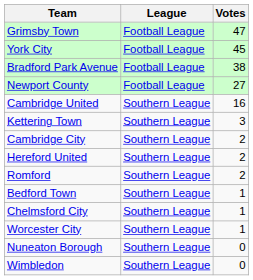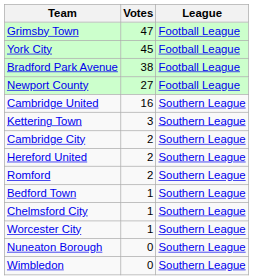columns swapped: (167, 13) <-> (231, 13)
